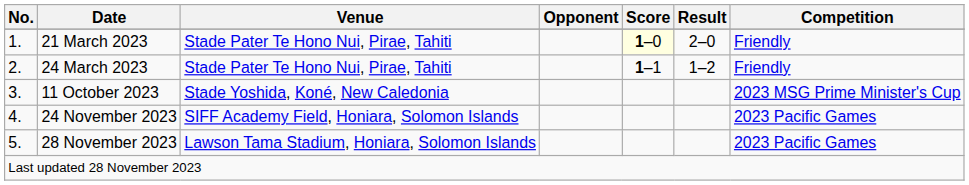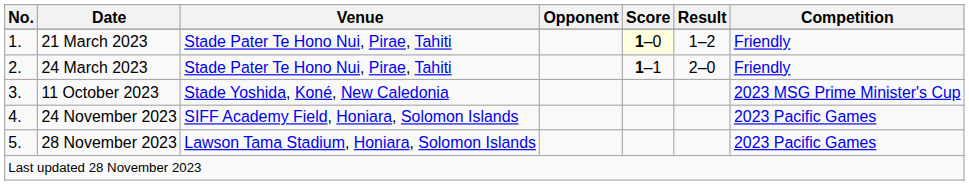(702, 42) 2–0 -> (702, 42) 1–2
(702, 67) 1–2 -> (702, 67) 2–0
